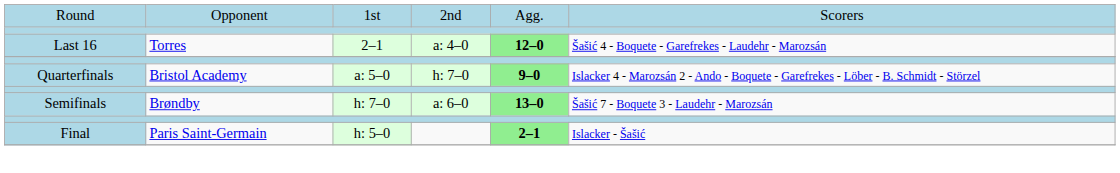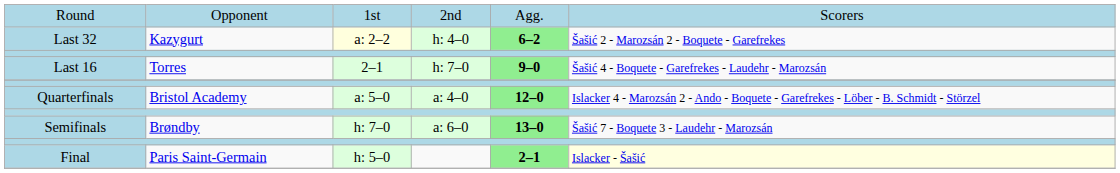+ row: (75, 38)
(451, 45) a: 4–0 -> (451, 68) h: 7–0
(529, 45) 12–0 -> (529, 68) 9–0
(451, 74) h: 7–0 -> (451, 97) a: 4–0
(529, 74) 9–0 -> (529, 97) 12–0
(609, 134) no background -> (609, 157) lightyellow background
